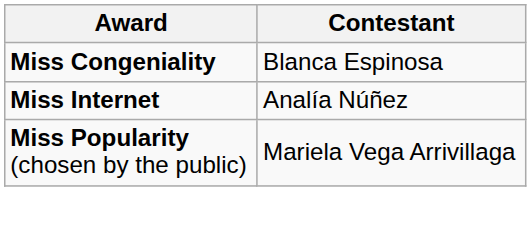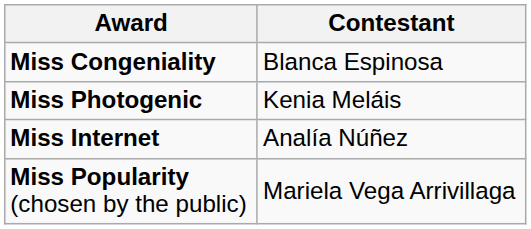+ row: (106, 100)
